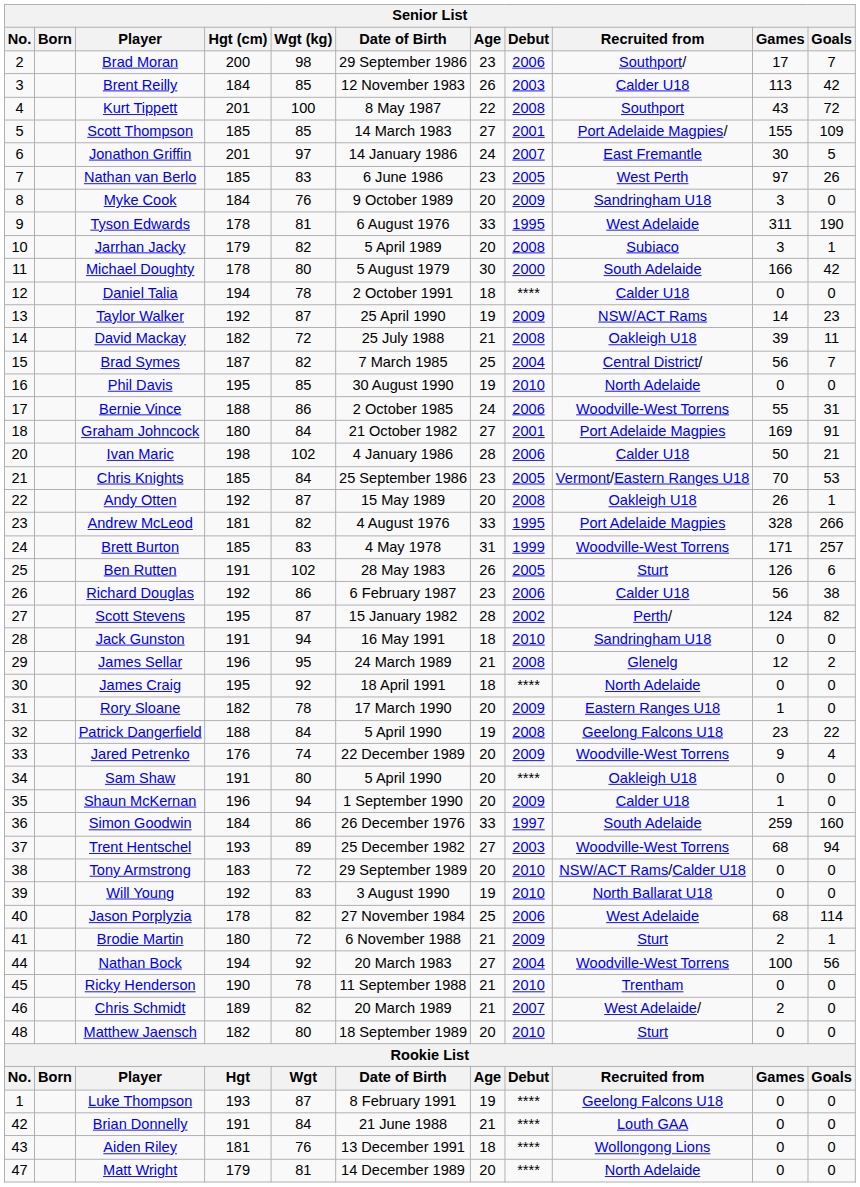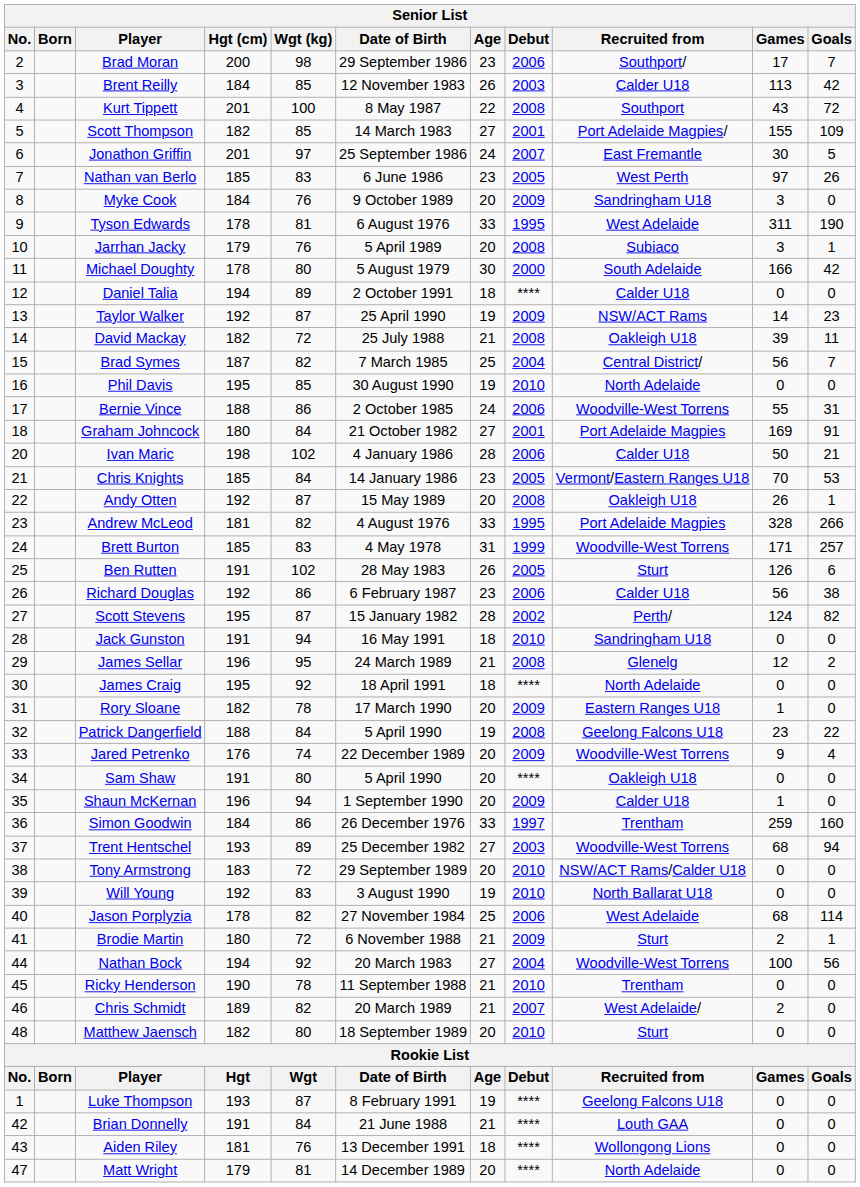(238, 131) 185 -> (238, 131) 182
(403, 154) 14 January 1986 -> (403, 154) 25 September 1986
(303, 246) 82 -> (303, 246) 76
(303, 293) 78 -> (303, 293) 89
(403, 477) 25 September 1986 -> (403, 477) 14 January 1986
(653, 824) South Adelaide -> (653, 824) Trentham
